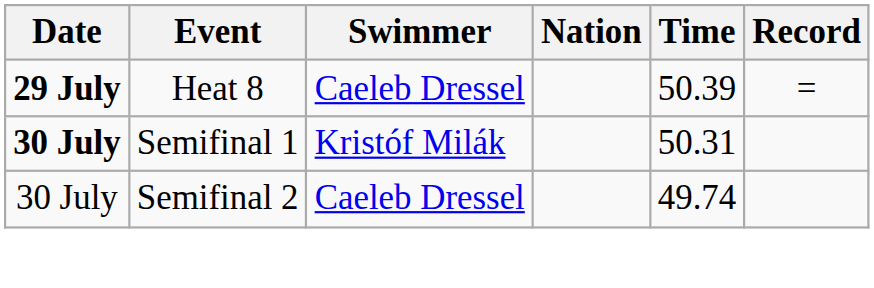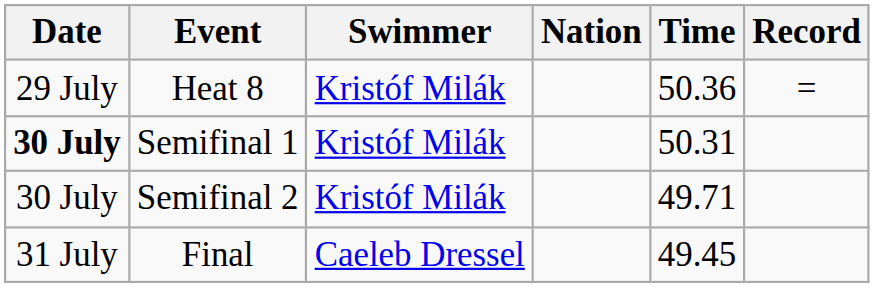(67, 87) bold -> (67, 87) normal
(420, 87) Caeleb Dressel -> (410, 87) Kristóf Milák
(697, 87) 50.39 -> (697, 87) 50.36
(420, 198) Caeleb Dressel -> (410, 198) Kristóf Milák
(697, 198) 49.74 -> (697, 198) 49.71
+ row: (218, 253)
